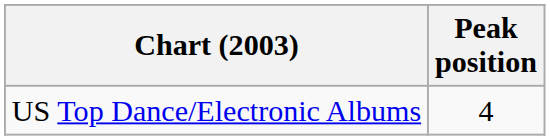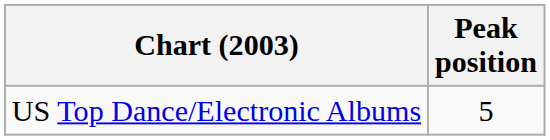(486, 109) 4 -> (486, 109) 5
